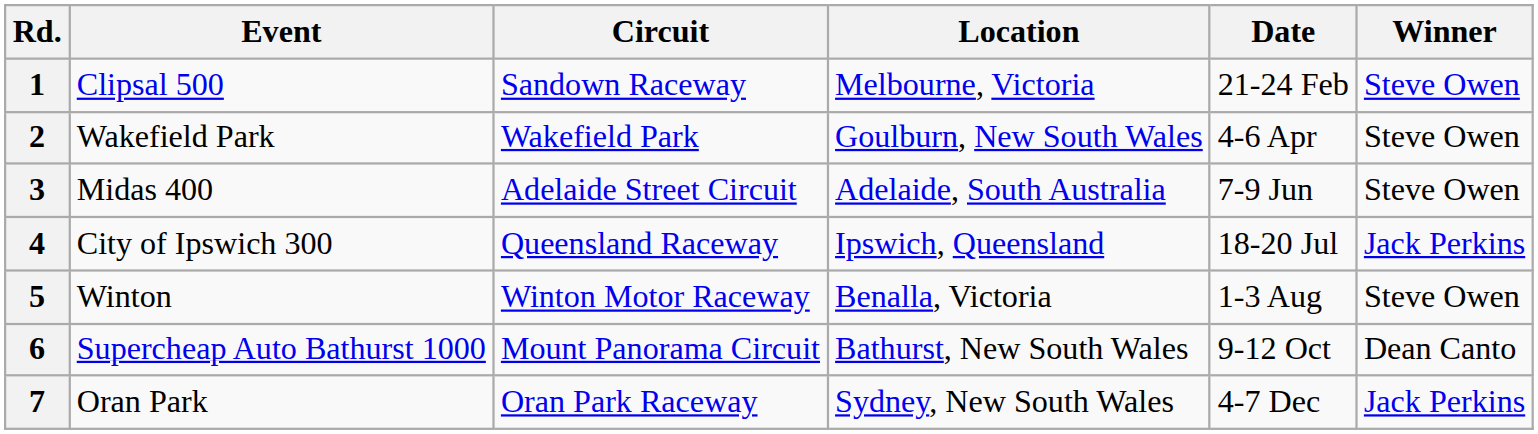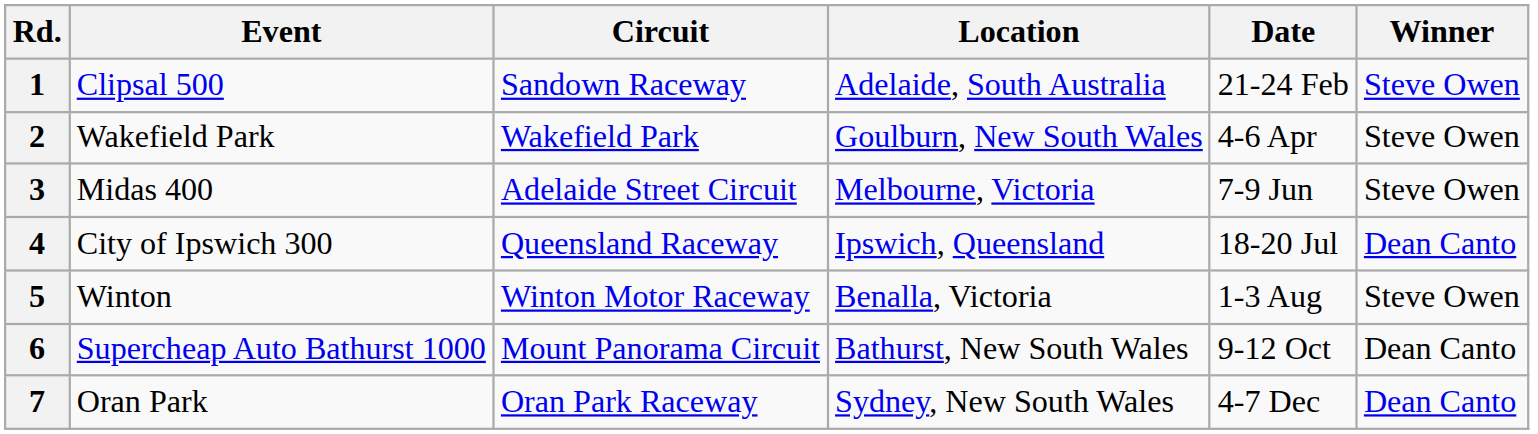(965, 84) Melbourne, Victoria -> (1000, 84) Adelaide, South Australia
(1000, 190) Adelaide, South Australia -> (965, 190) Melbourne, Victoria
(1445, 243) Jack Perkins -> (1440, 243) Dean Canto
(1445, 402) Jack Perkins -> (1440, 402) Dean Canto
